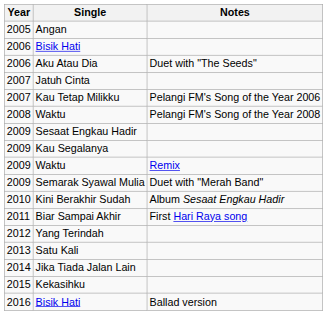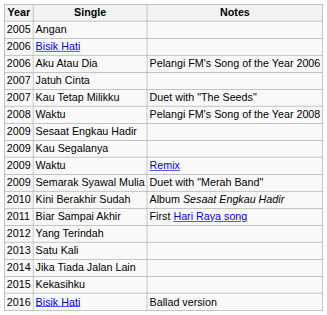(203, 64) Duet with "The Seeds" -> (235, 64) Pelangi FM's Song of the Year 2006
(235, 98) Pelangi FM's Song of the Year 2006 -> (203, 98) Duet with "The Seeds"
